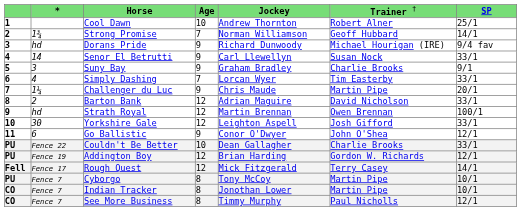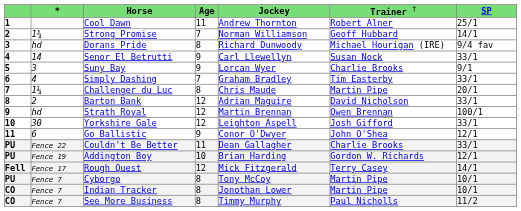(201, 23) 10 -> (201, 23) 11
(198, 45) 9 -> (198, 45) 8
(255, 68) Graham Bradley -> (247, 68) Lorcan Wyer
(247, 79) Lorcan Wyer -> (255, 79) Graham Bradley
(198, 90) 9 -> (198, 90) 8
(201, 145) 10 -> (201, 145) 11
(201, 156) 12 -> (201, 156) 10
(467, 201) 12/1 -> (467, 201) 11/2
